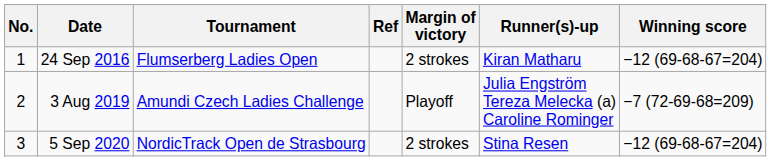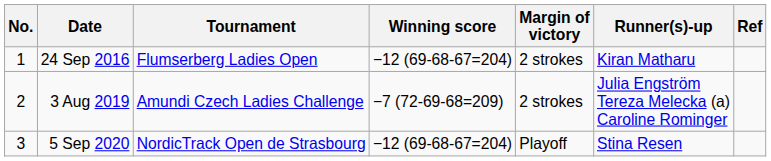columns swapped: (693, 26) <-> (385, 26)
(429, 102) Playoff -> (551, 102) 2 strokes
(437, 144) 2 strokes -> (543, 144) Playoff
